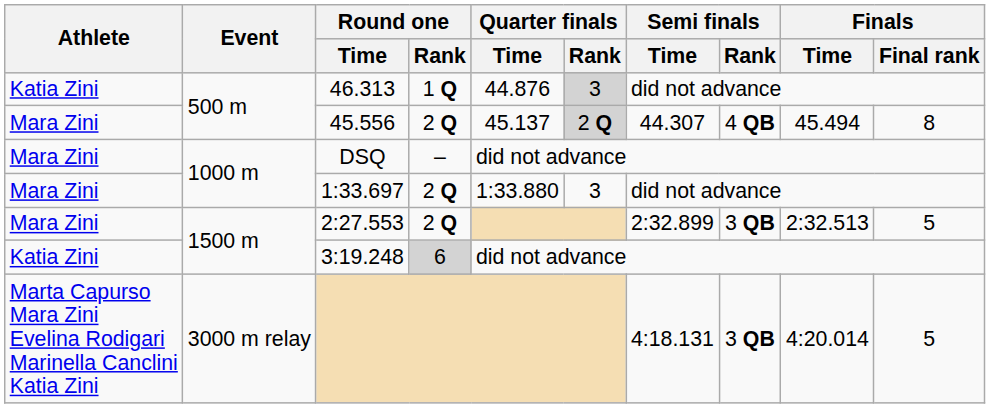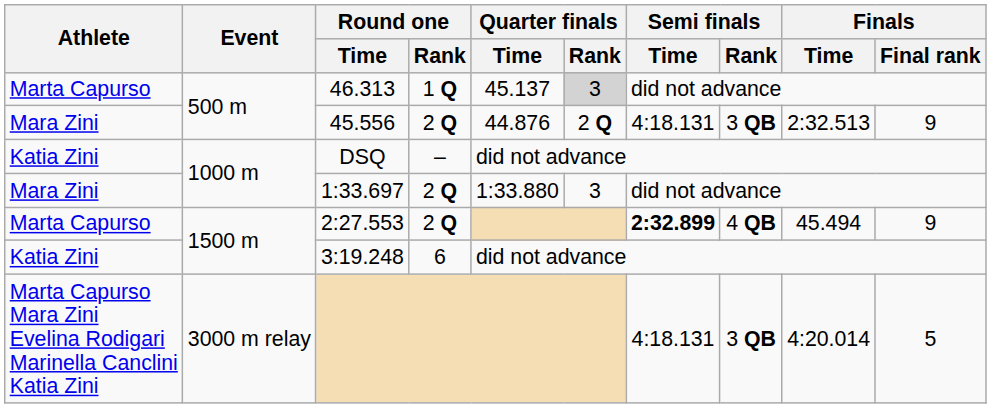(54, 89) Katia Zini -> (80, 89) Marta Capurso
(517, 89) 44.876 -> (517, 89) 45.137
(517, 123) 45.137 -> (517, 123) 44.876
(595, 123) lightgrey background -> (595, 123) no background
(672, 123) 44.307 -> (673, 123) 4:18.131
(750, 123) 4 QB -> (751, 123) 3 QB
(827, 123) 45.494 -> (829, 123) 2:32.513
(929, 123) 8 -> (930, 123) 9
(54, 157) Mara Zini -> (54, 157) Katia Zini
(54, 224) Mara Zini -> (80, 224) Marta Capurso
(672, 224) normal -> (673, 224) bold
(750, 224) 3 QB -> (751, 224) 4 QB
(827, 224) 2:32.513 -> (829, 224) 45.494
(929, 224) 5 -> (930, 224) 9
(440, 258) lightgrey background -> (440, 258) no background
